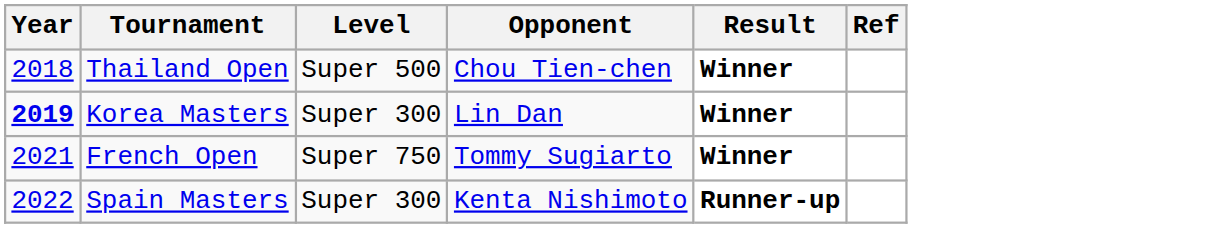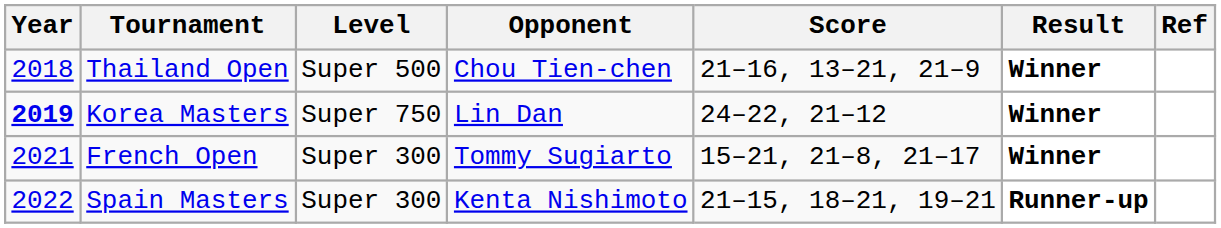+ column: (848, 27)
(371, 114) Super 300 -> (371, 114) Super 750
(371, 158) Super 750 -> (371, 158) Super 300
